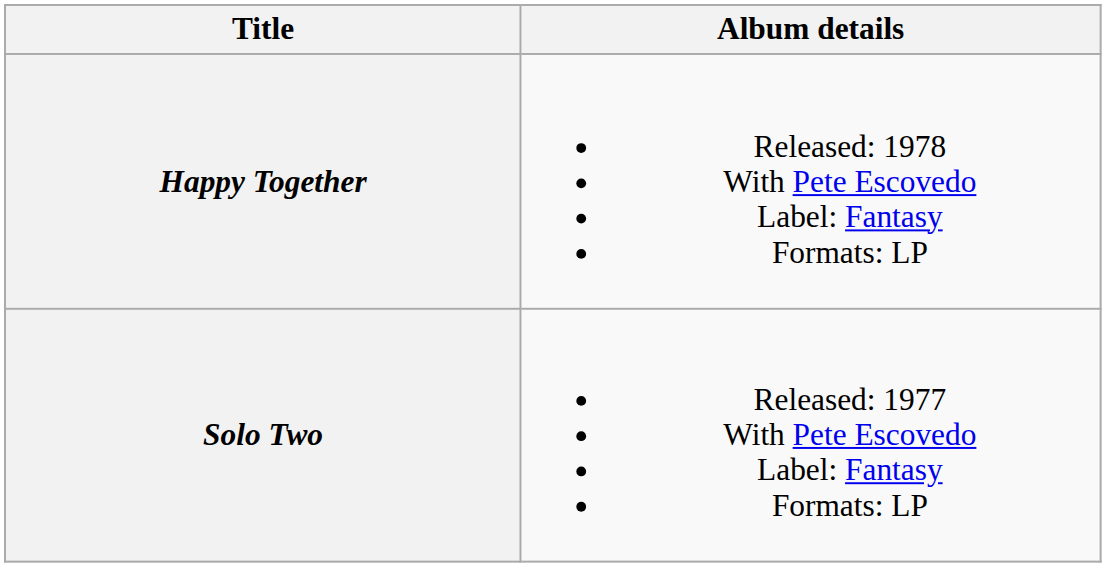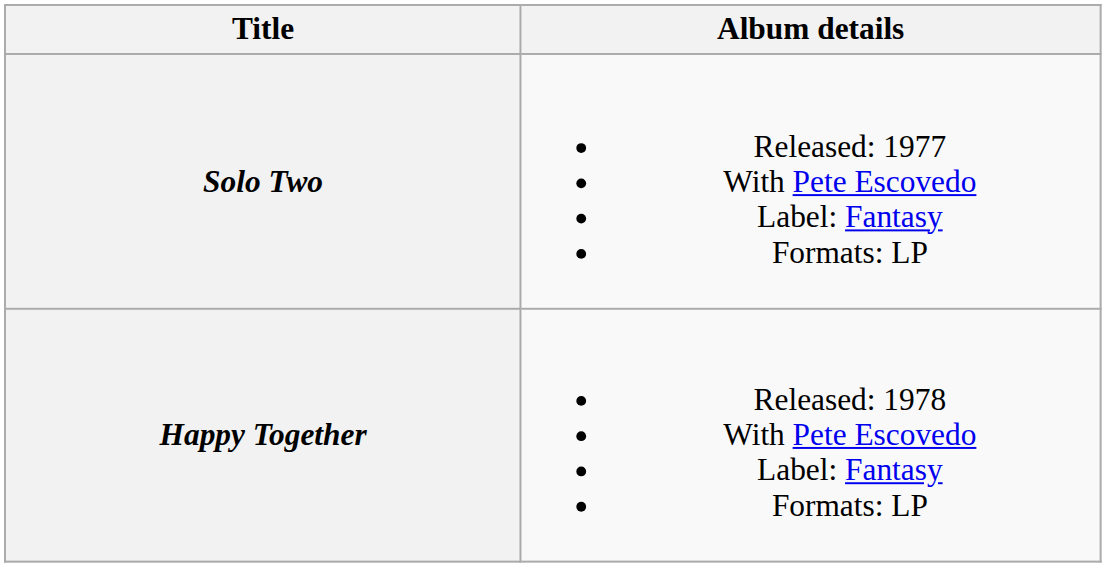rows swapped: (263, 434) <-> (263, 181)
